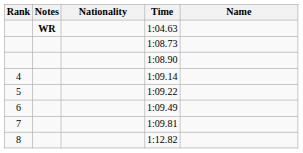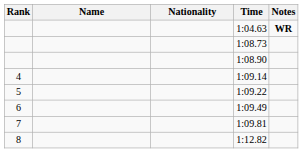columns swapped: (239, 12) <-> (47, 12)
